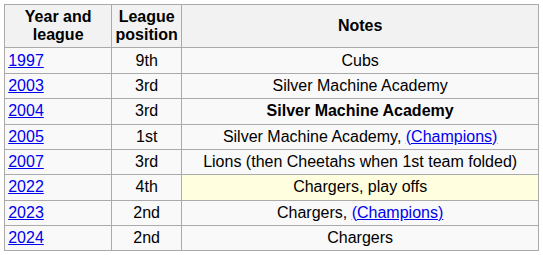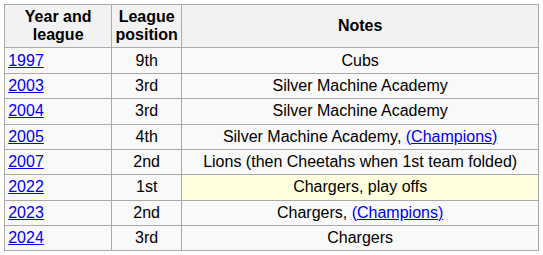(360, 111) bold -> (360, 111) normal
(147, 136) 1st -> (147, 136) 4th
(147, 162) 3rd -> (147, 162) 2nd
(147, 187) 4th -> (147, 187) 1st
(147, 238) 2nd -> (147, 238) 3rd
